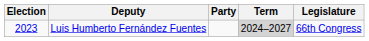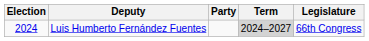(26, 28) 2023 -> (26, 28) 2024
